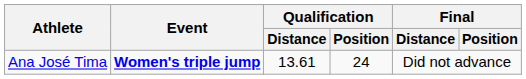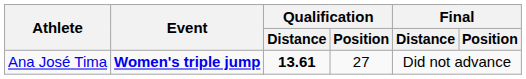(297, 63) normal -> (297, 63) bold
(361, 63) 24 -> (361, 63) 27
